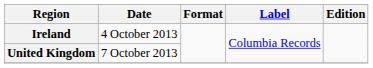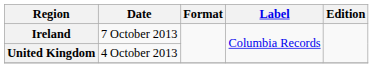(139, 33) 4 October 2013 -> (139, 33) 7 October 2013
(139, 53) 7 October 2013 -> (139, 53) 4 October 2013
